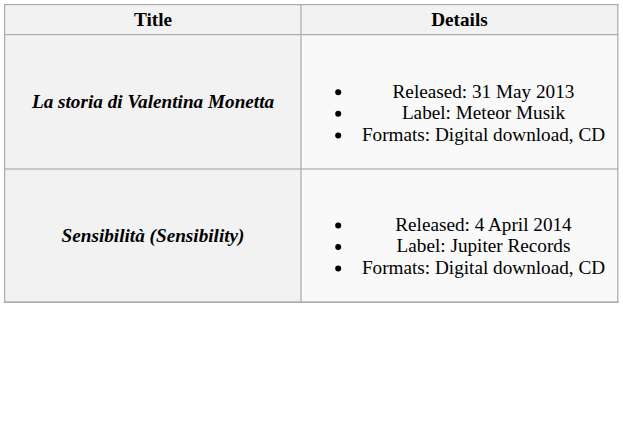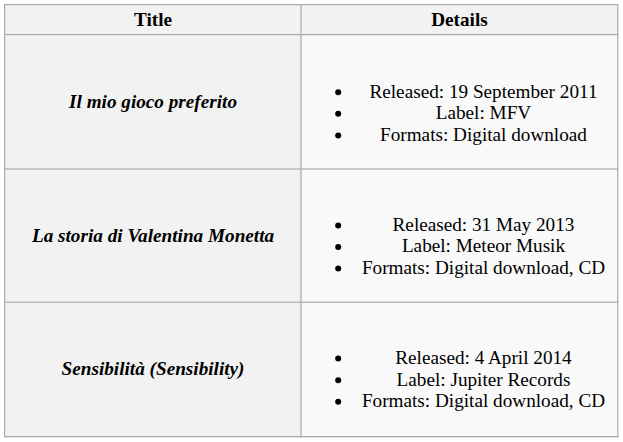+ row: (153, 101)
